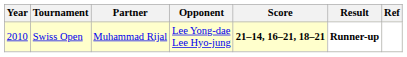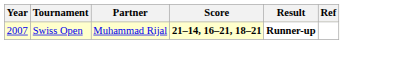- column: (201, 13)
(17, 37) 2010 -> (17, 30) 2007
